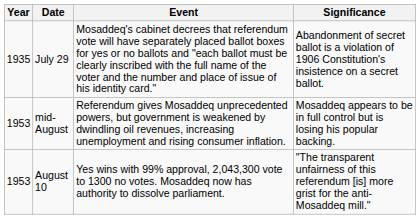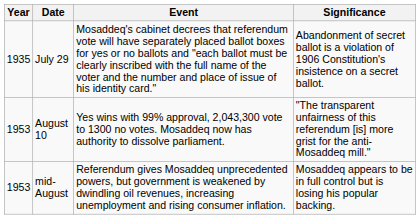rows swapped: (52, 181) <-> (52, 123)
